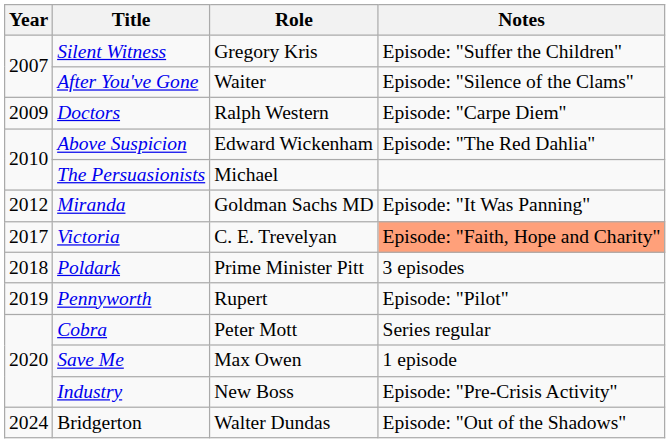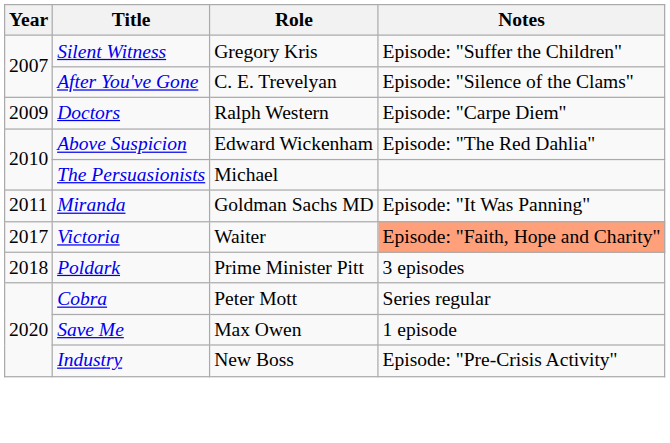(240, 81) Waiter -> (275, 81) C. E. Trevelyan
(29, 205) 2012 -> (28, 205) 2011
(275, 236) C. E. Trevelyan -> (240, 236) Waiter
- row: (104, 298)
- row: (99, 422)
